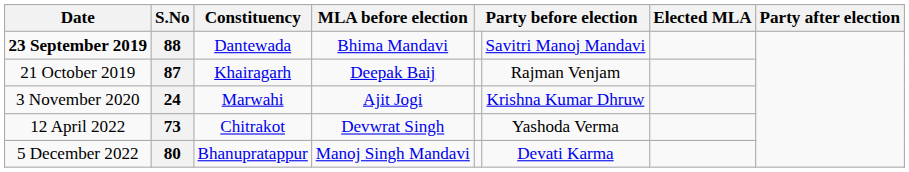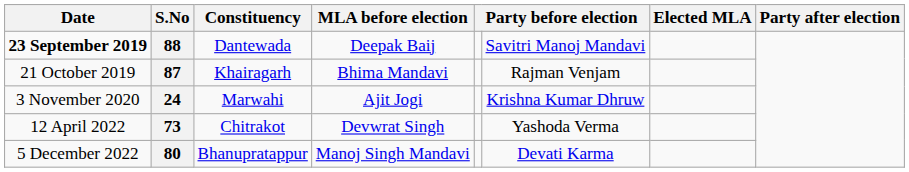(393, 45) Bhima Mandavi -> (393, 45) Deepak Baij
(393, 72) Deepak Baij -> (393, 72) Bhima Mandavi
